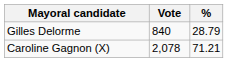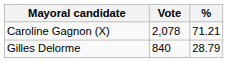rows swapped: (44, 31) <-> (58, 48)
